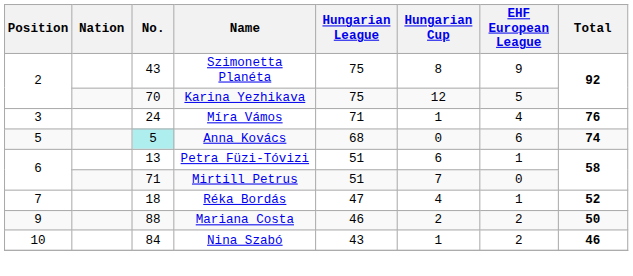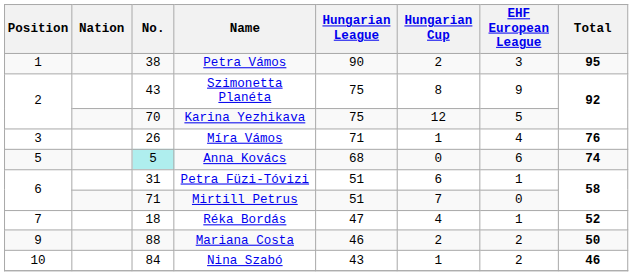+ row: (245, 64)
(153, 119) 24 -> (153, 139) 26
(153, 160) 13 -> (153, 180) 31
